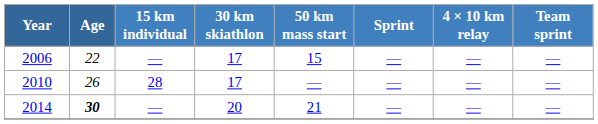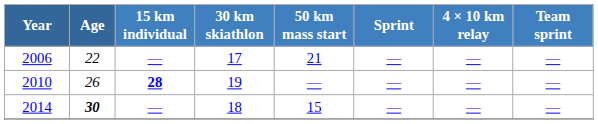(314, 58) 15 -> (314, 58) 21
(155, 82) normal -> (155, 82) bold
(235, 82) 17 -> (235, 82) 19
(235, 107) 20 -> (235, 107) 18
(314, 107) 21 -> (314, 107) 15
